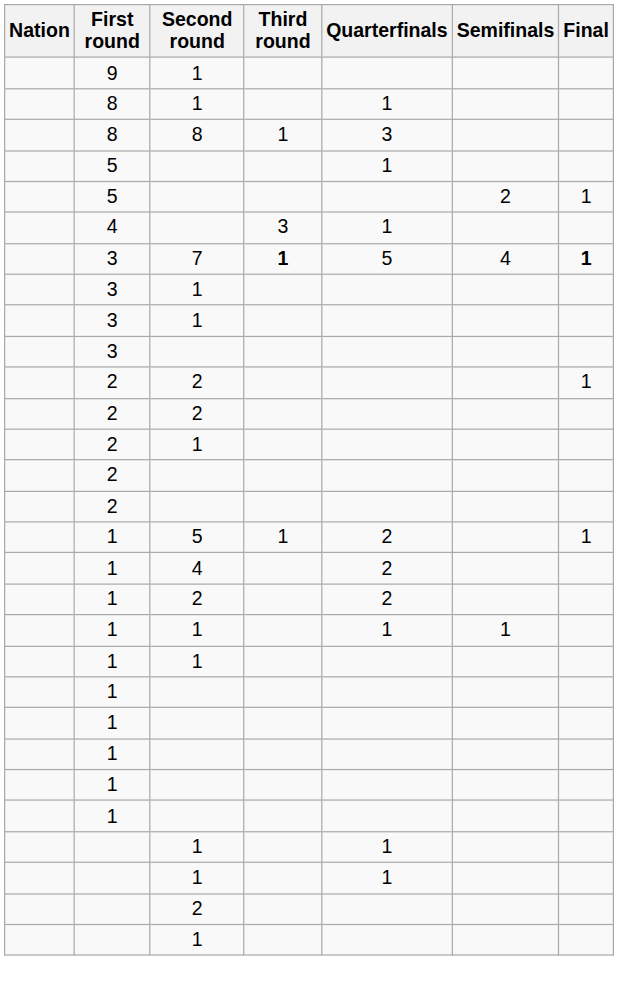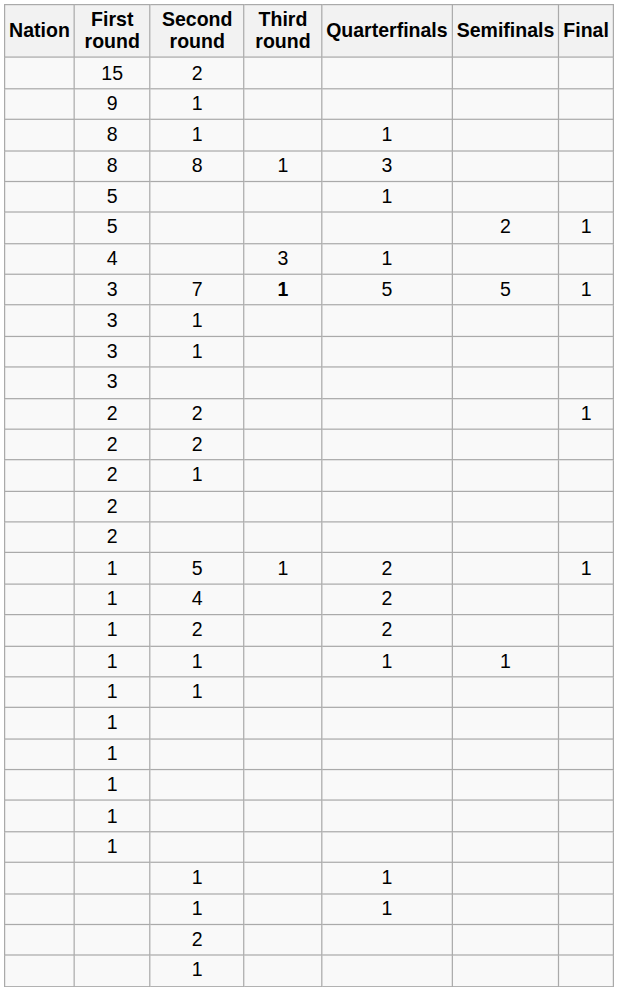+ row: (112, 72)
(505, 258) 4 -> (505, 289) 5
(586, 258) bold -> (586, 289) normal
